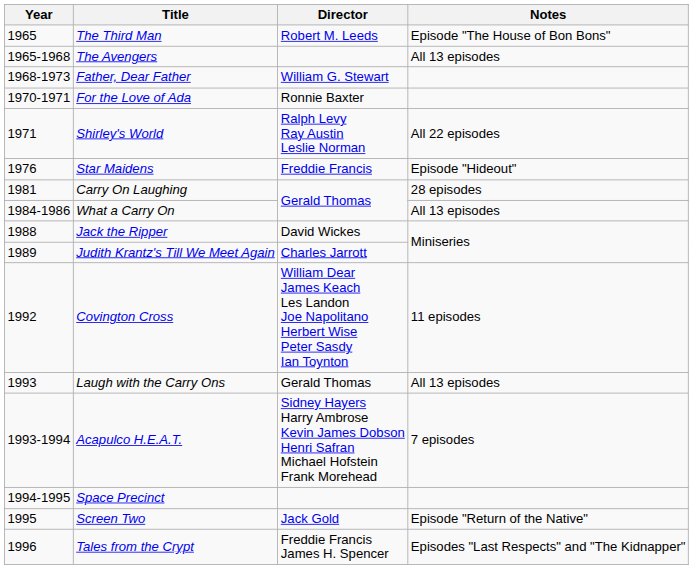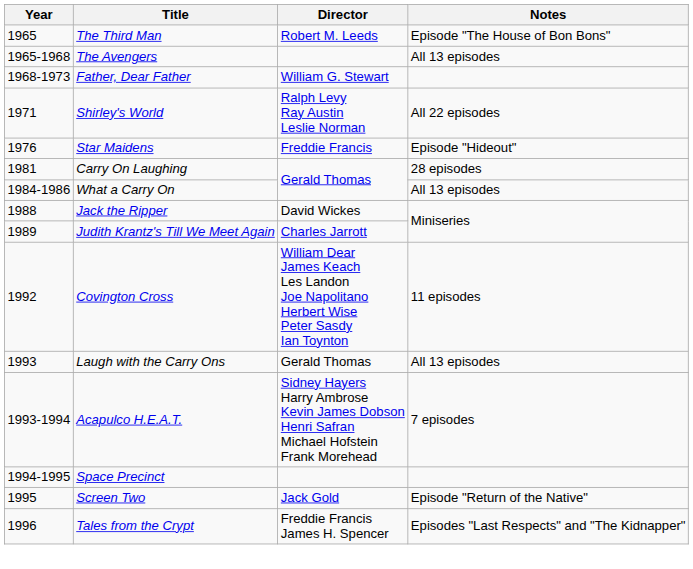- row: (134, 98)
